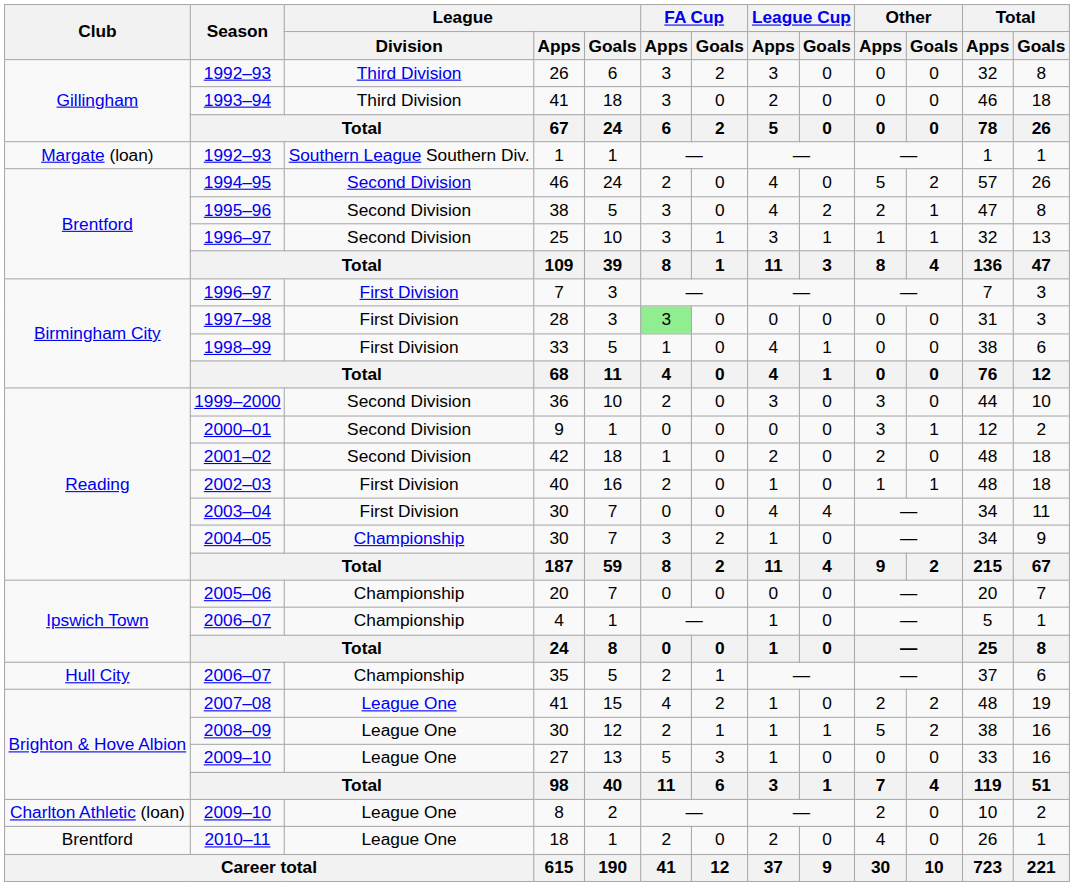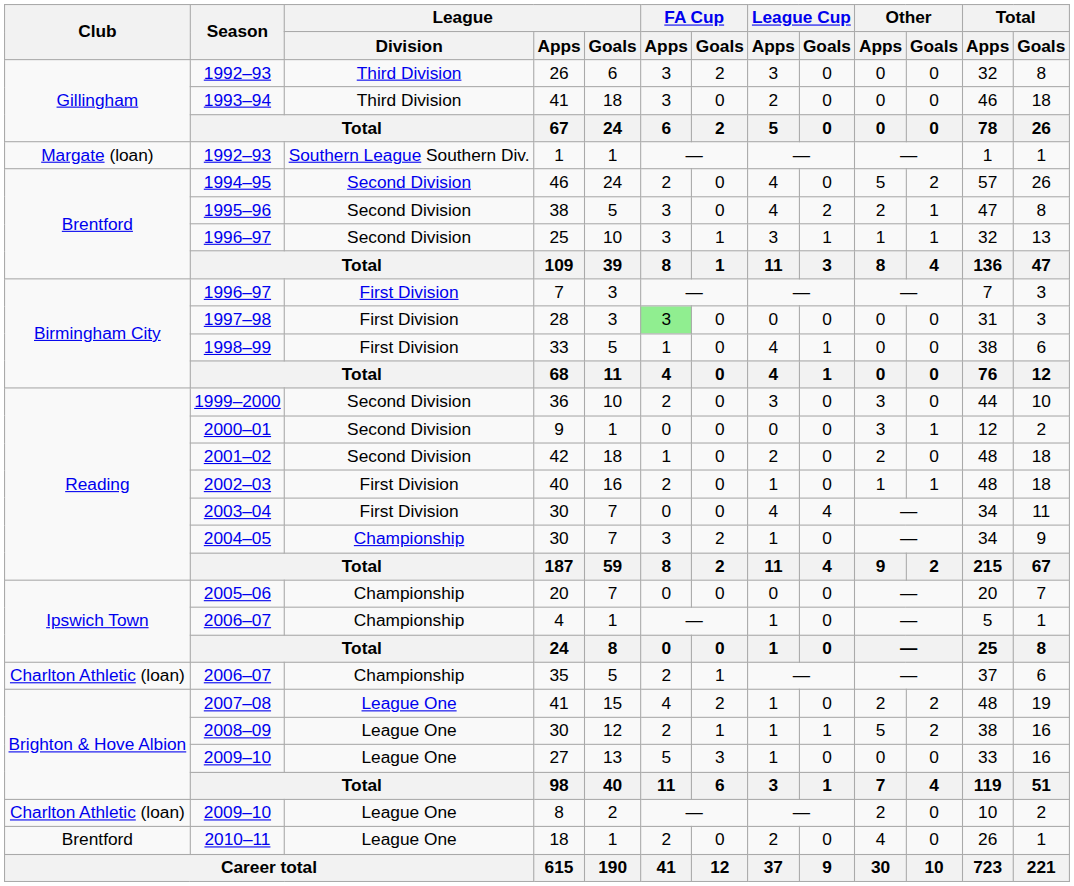(97, 675) Hull City -> (97, 675) Charlton Athletic (loan)
